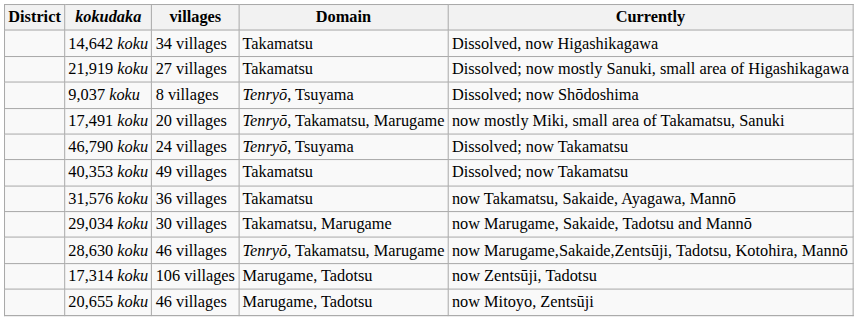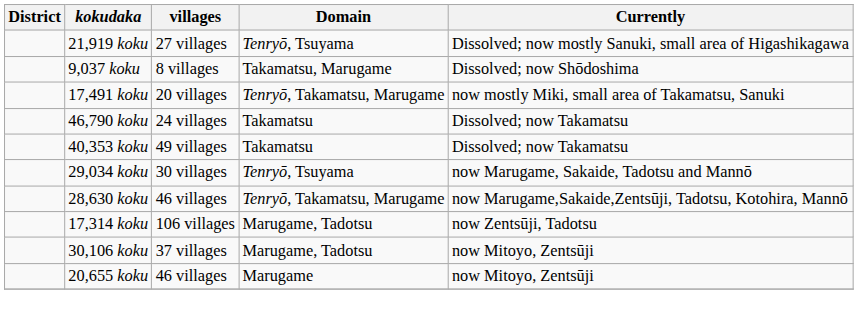- row: (108, 43)
(278, 69) Takamatsu -> (298, 43) Tenryō, Tsuyama
(298, 95) Tenryō, Tsuyama -> (317, 69) Takamatsu, Marugame
(298, 146) Tenryō, Tsuyama -> (278, 120) Takamatsu
- row: (108, 198)
(317, 224) Takamatsu, Marugame -> (298, 172) Tenryō, Tsuyama
+ row: (108, 250)
(307, 302) Marugame, Tadotsu -> (278, 276) Marugame
